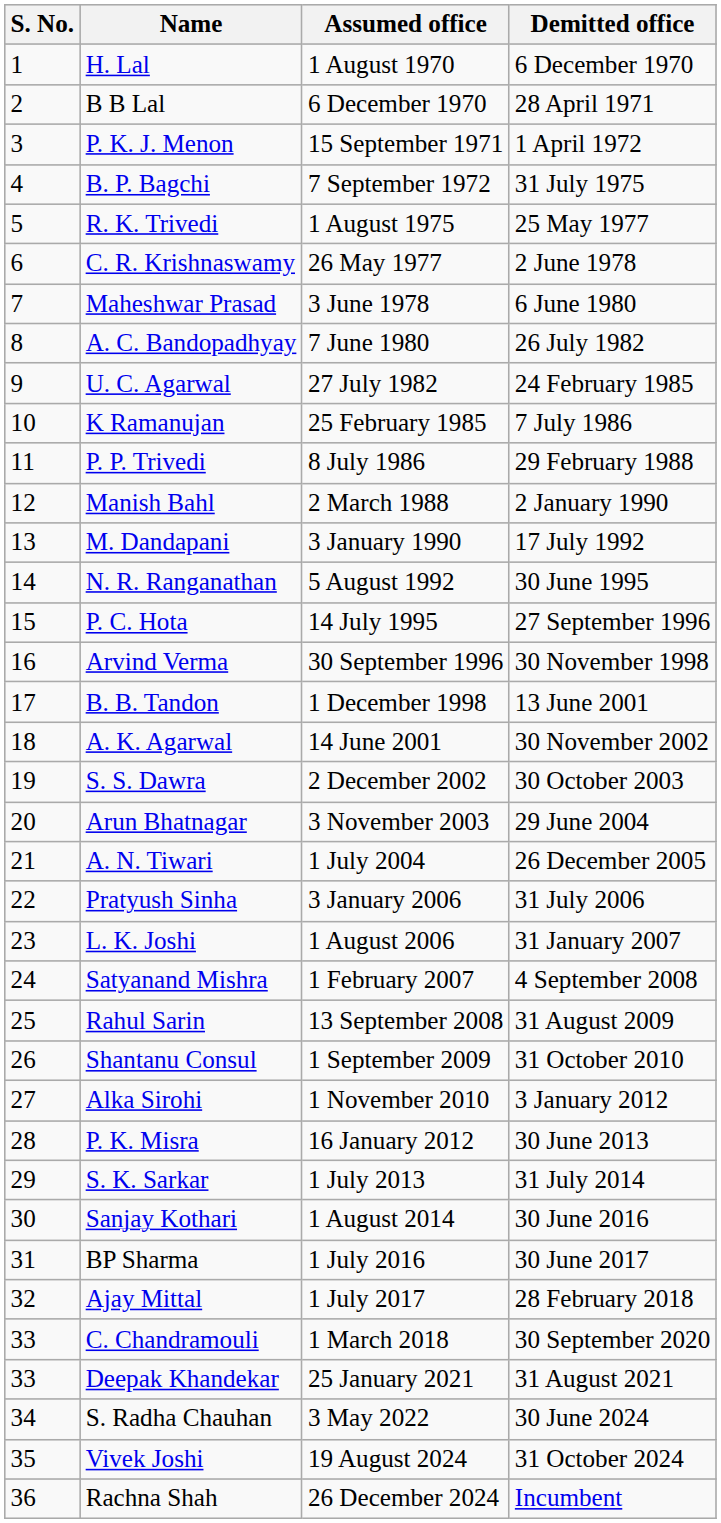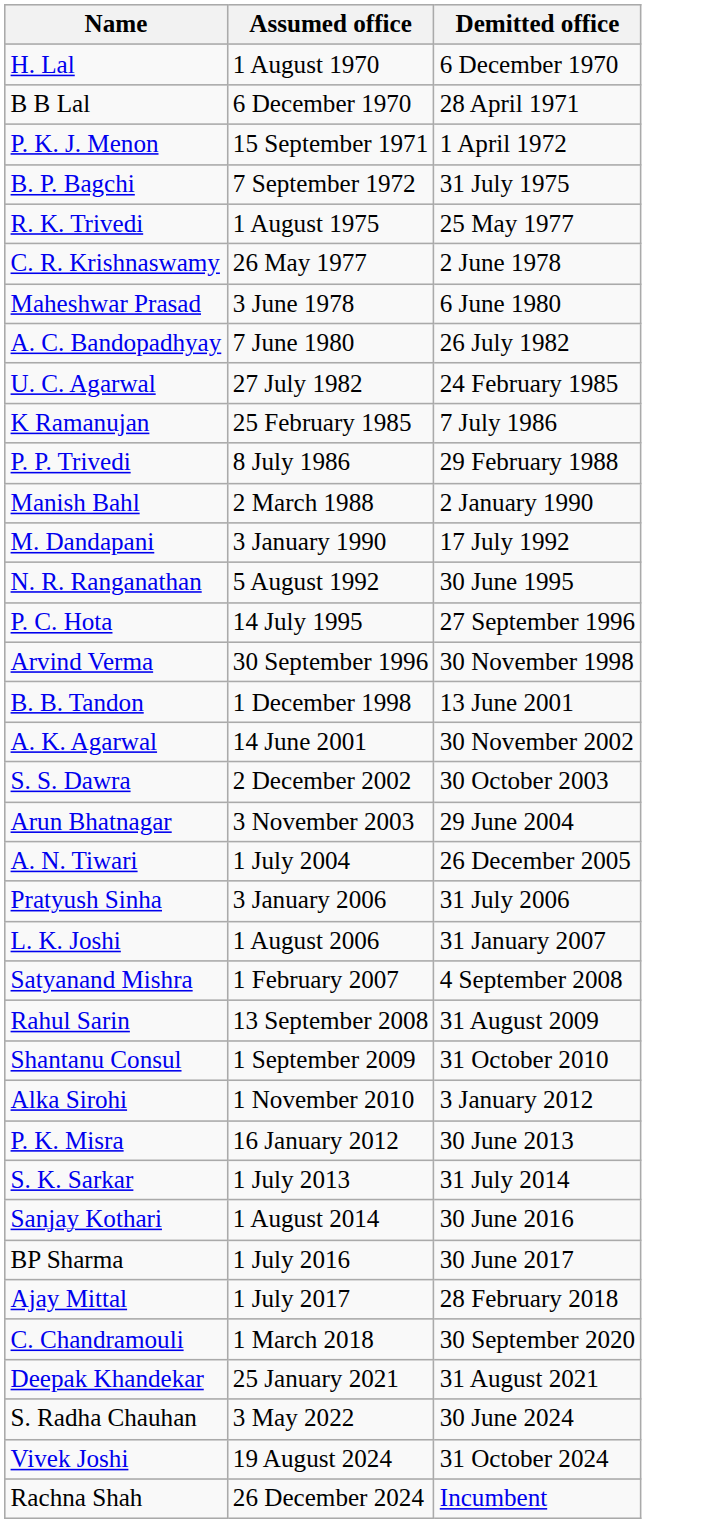- column: (42, 24)
